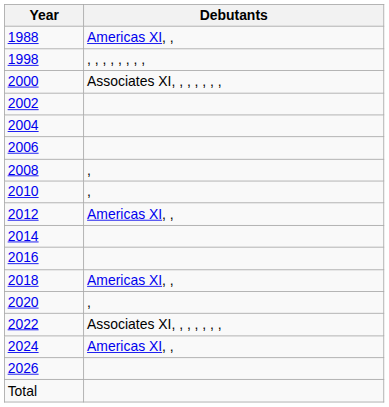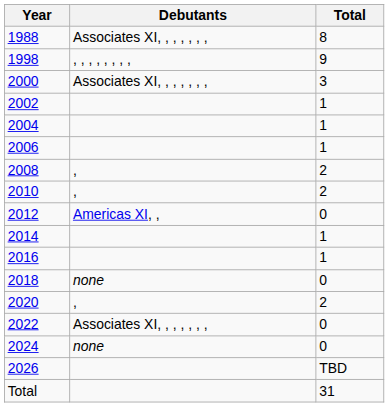+ column: (350, 15)
(130, 37) Americas XI, , -> (140, 37) Associates XI, , , , , , ,
(130, 280) Americas XI, , -> (88, 280) none
(130, 346) Americas XI, , -> (88, 346) none
